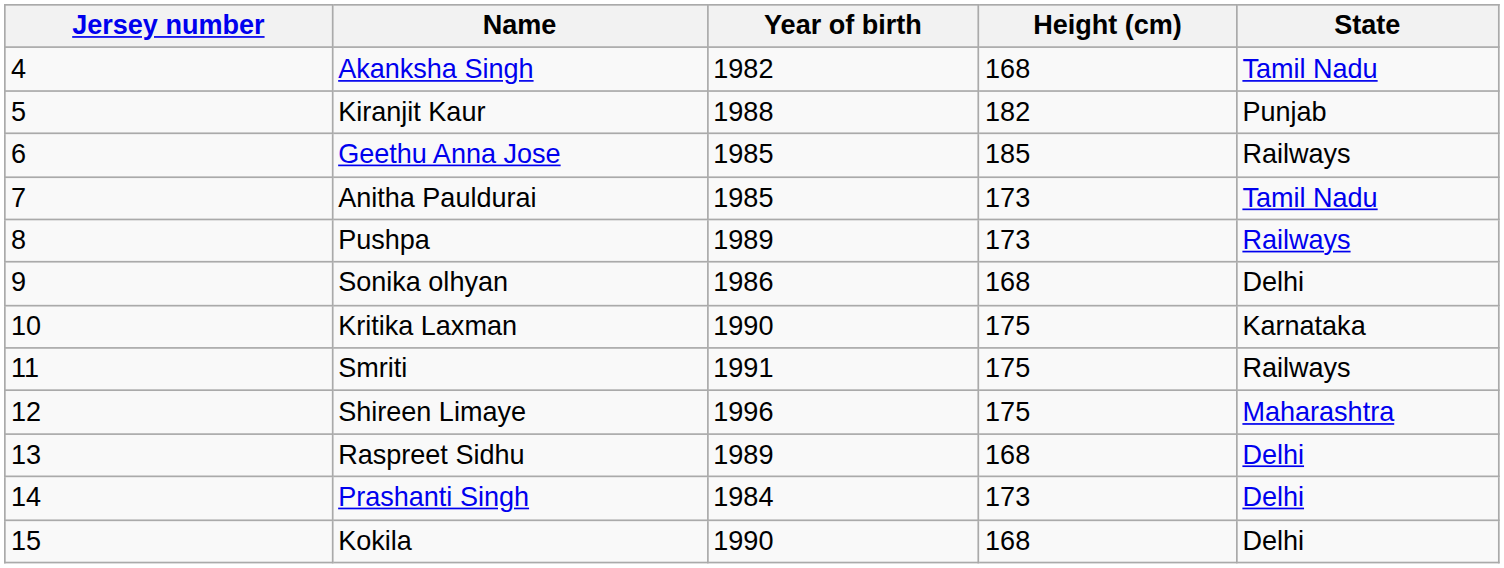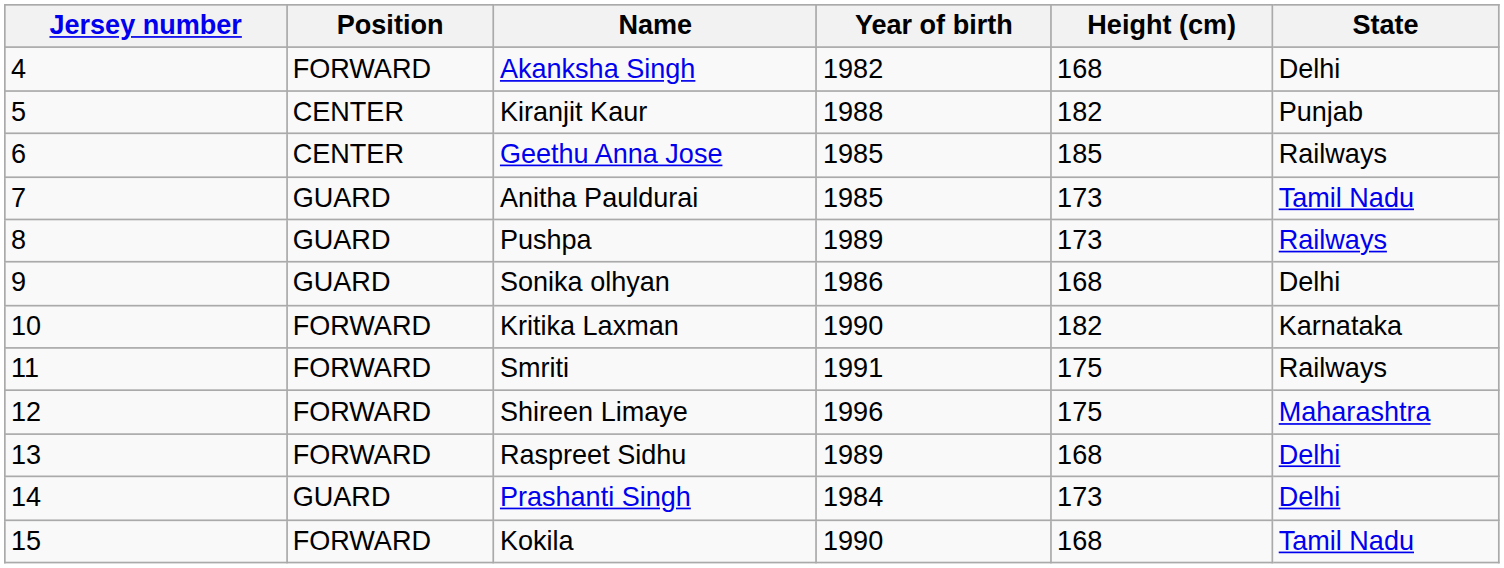+ column: (390, 25)
(1310, 68) Tamil Nadu -> (1310, 68) Delhi
(1008, 326) 175 -> (1080, 326) 182
(1273, 540) Delhi -> (1346, 540) Tamil Nadu
